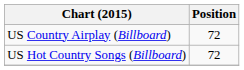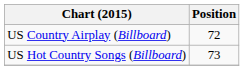(214, 55) 72 -> (214, 55) 73
